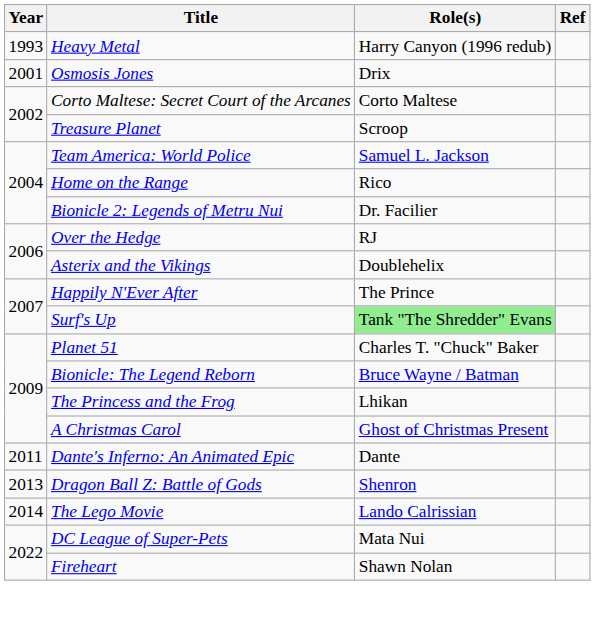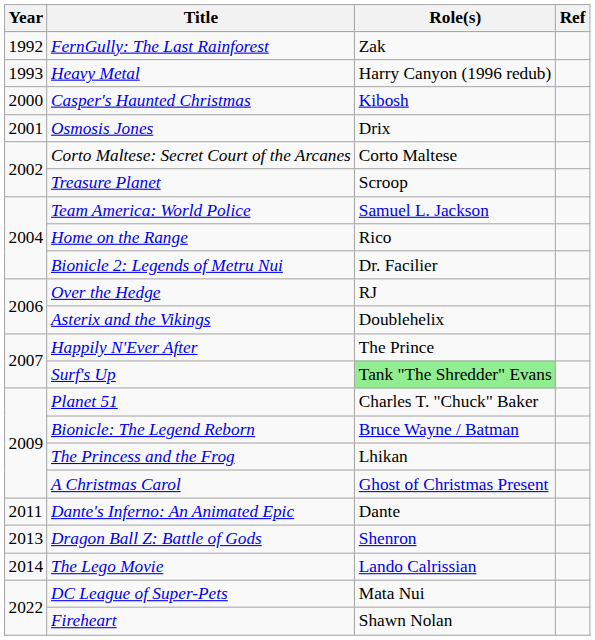+ row: (160, 45)
+ row: (151, 100)
